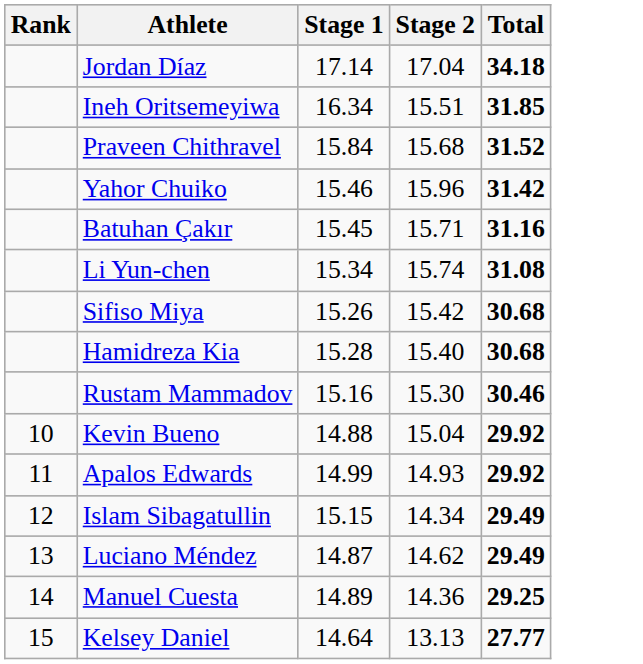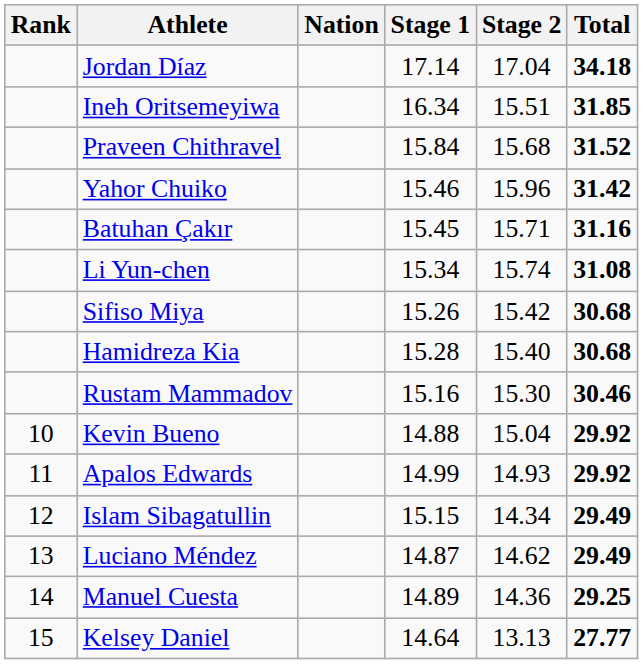+ column: (342, 24)
